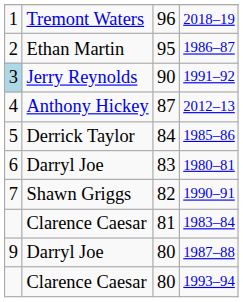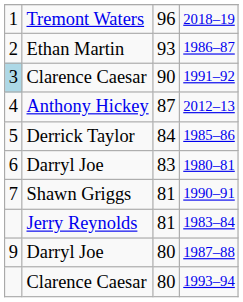(166, 48) 95 -> (166, 48) 93
(82, 77) Jerry Reynolds -> (87, 77) Clarence Caesar
(166, 194) 82 -> (166, 194) 81
(87, 223) Clarence Caesar -> (82, 223) Jerry Reynolds
